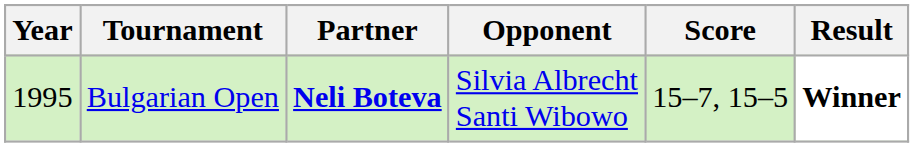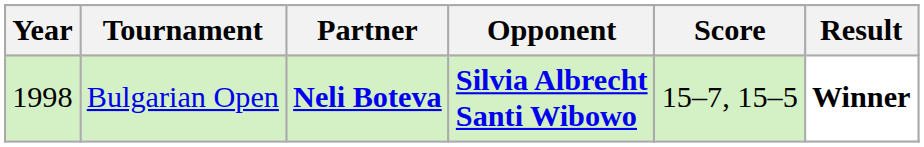(42, 97) 1995 -> (42, 97) 1998
(547, 97) normal -> (552, 97) bold
